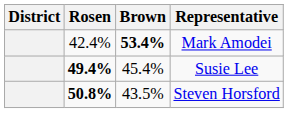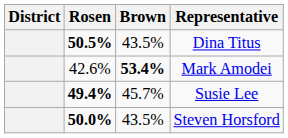+ row: (227, 42)
(90, 42) 42.4% -> (90, 68) 42.6%
(143, 68) 45.4% -> (143, 94) 45.7%
(90, 94) 50.8% -> (90, 119) 50.0%
